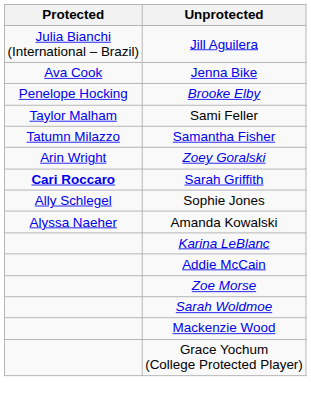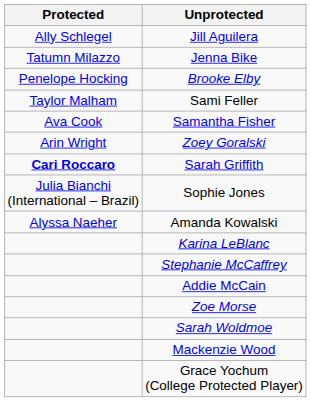(73, 44) Julia Bianchi (International – Brazil) -> (73, 36) Ally Schlegel
(73, 72) Ava Cook -> (73, 57) Tatumn Milazzo
(73, 136) Tatumn Milazzo -> (73, 121) Ava Cook
(73, 200) Ally Schlegel -> (73, 193) Julia Bianchi (International – Brazil)
+ row: (224, 264)
